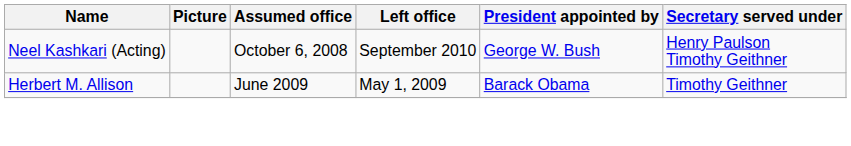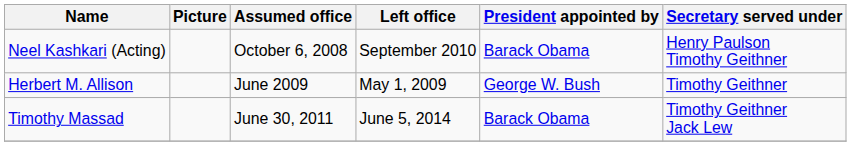(542, 51) George W. Bush -> (537, 51) Barack Obama
(537, 85) Barack Obama -> (542, 85) George W. Bush
+ row: (66, 119)
